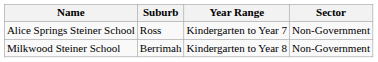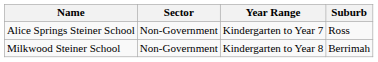columns swapped: (161, 13) <-> (331, 13)
